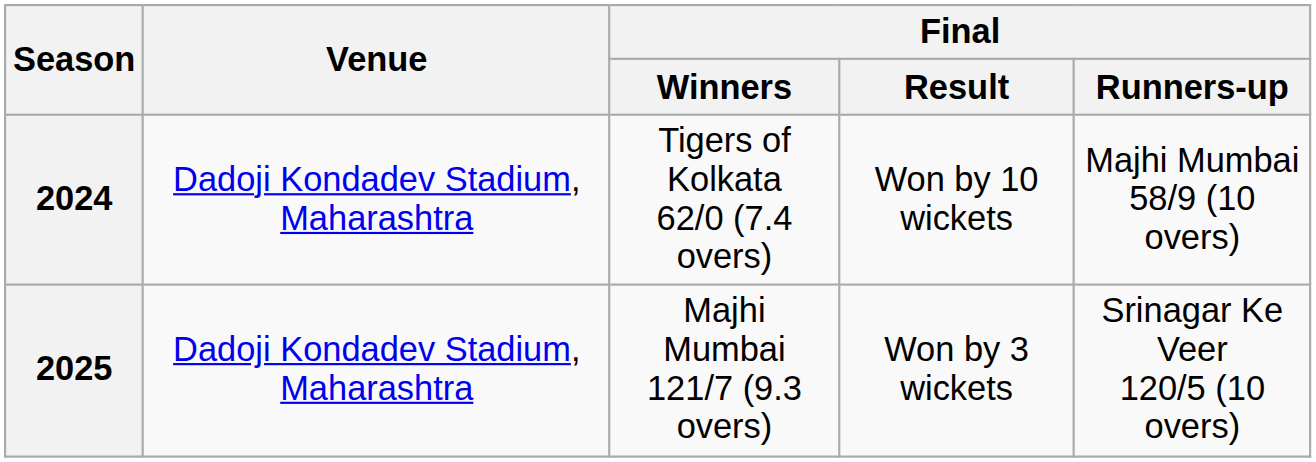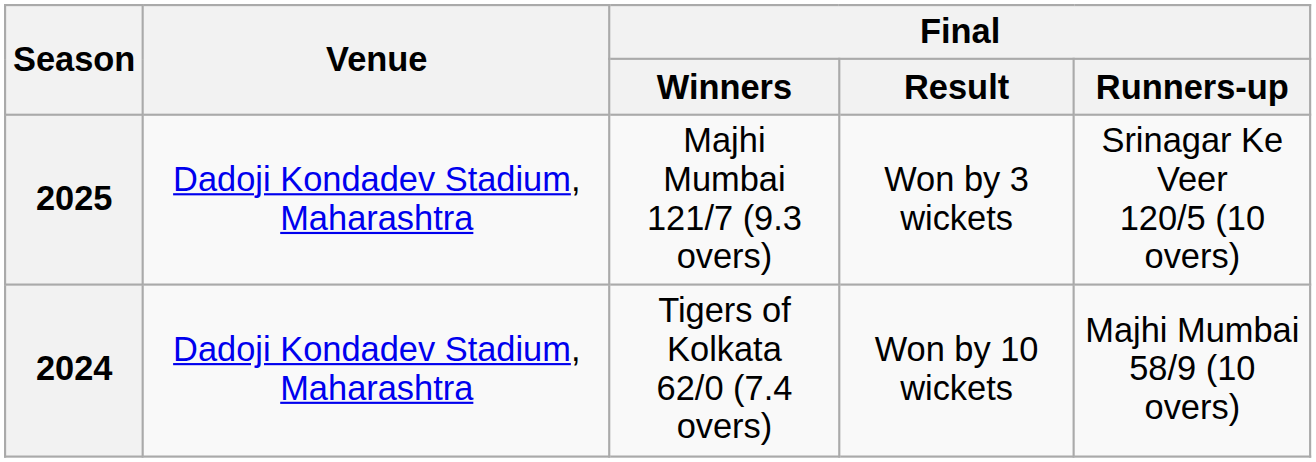rows swapped: (74, 198) <-> (74, 369)
